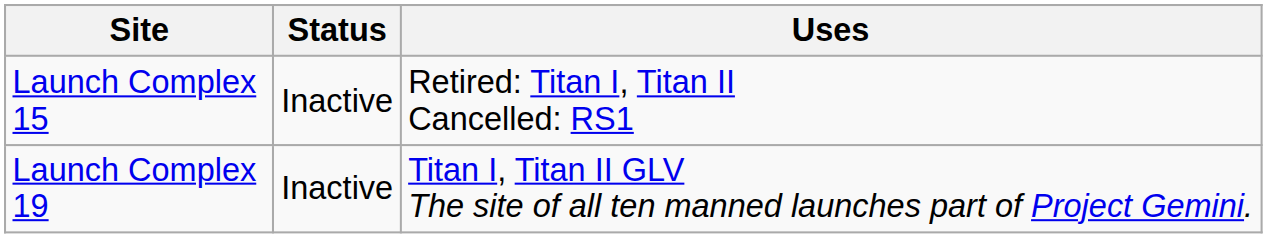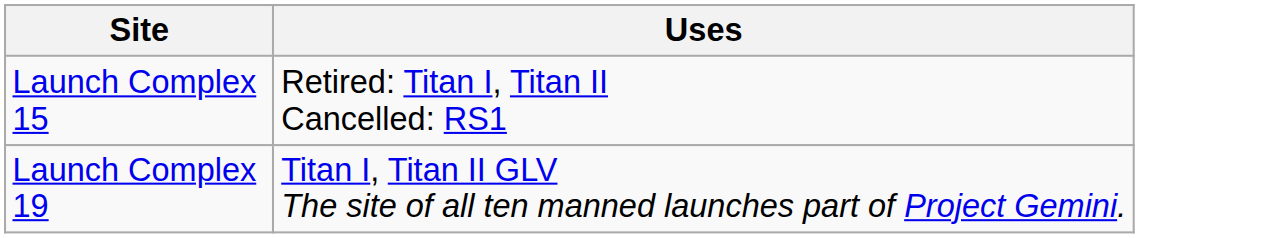- column: (337, 30)
